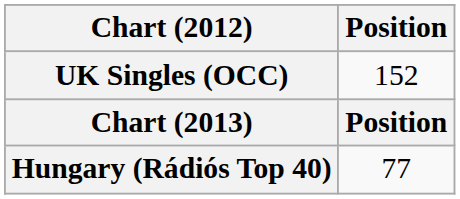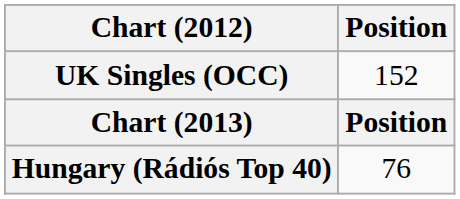(396, 168) 77 -> (396, 168) 76
